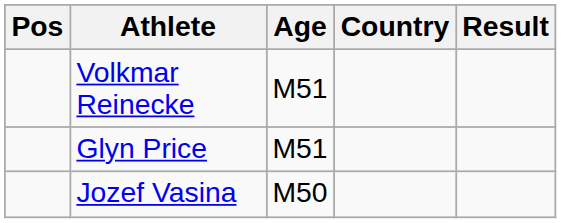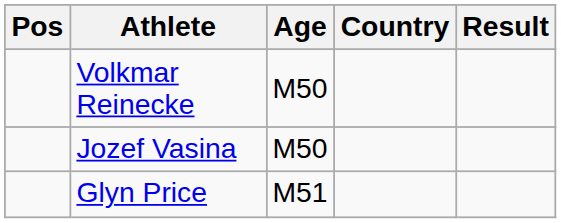(300, 87) M51 -> (300, 87) M50
rows swapped: (156, 193) <-> (142, 148)
